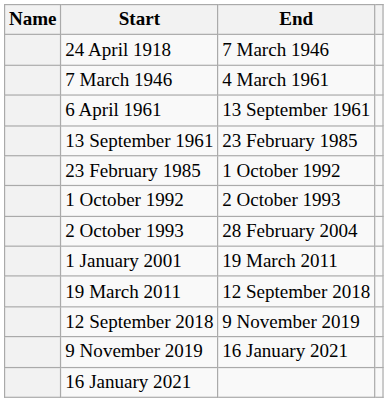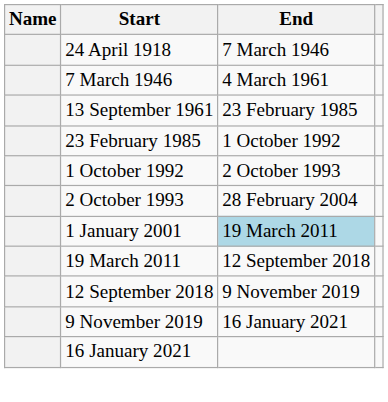- row: (113, 110)
(280, 261) no background -> (280, 230) lightblue background
